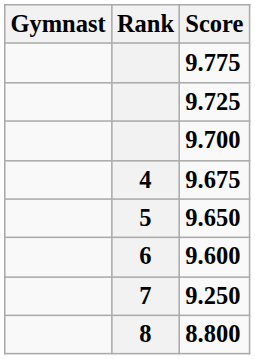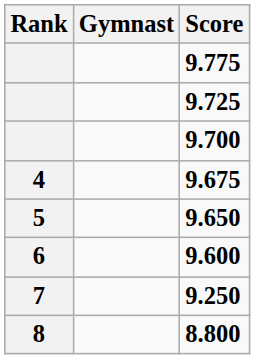columns swapped: (145, 23) <-> (58, 23)
